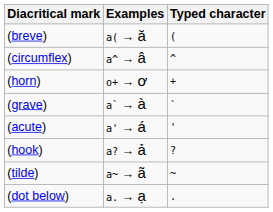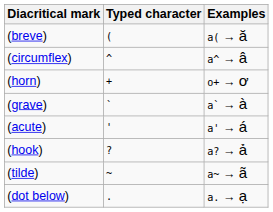columns swapped: (218, 14) <-> (135, 14)
